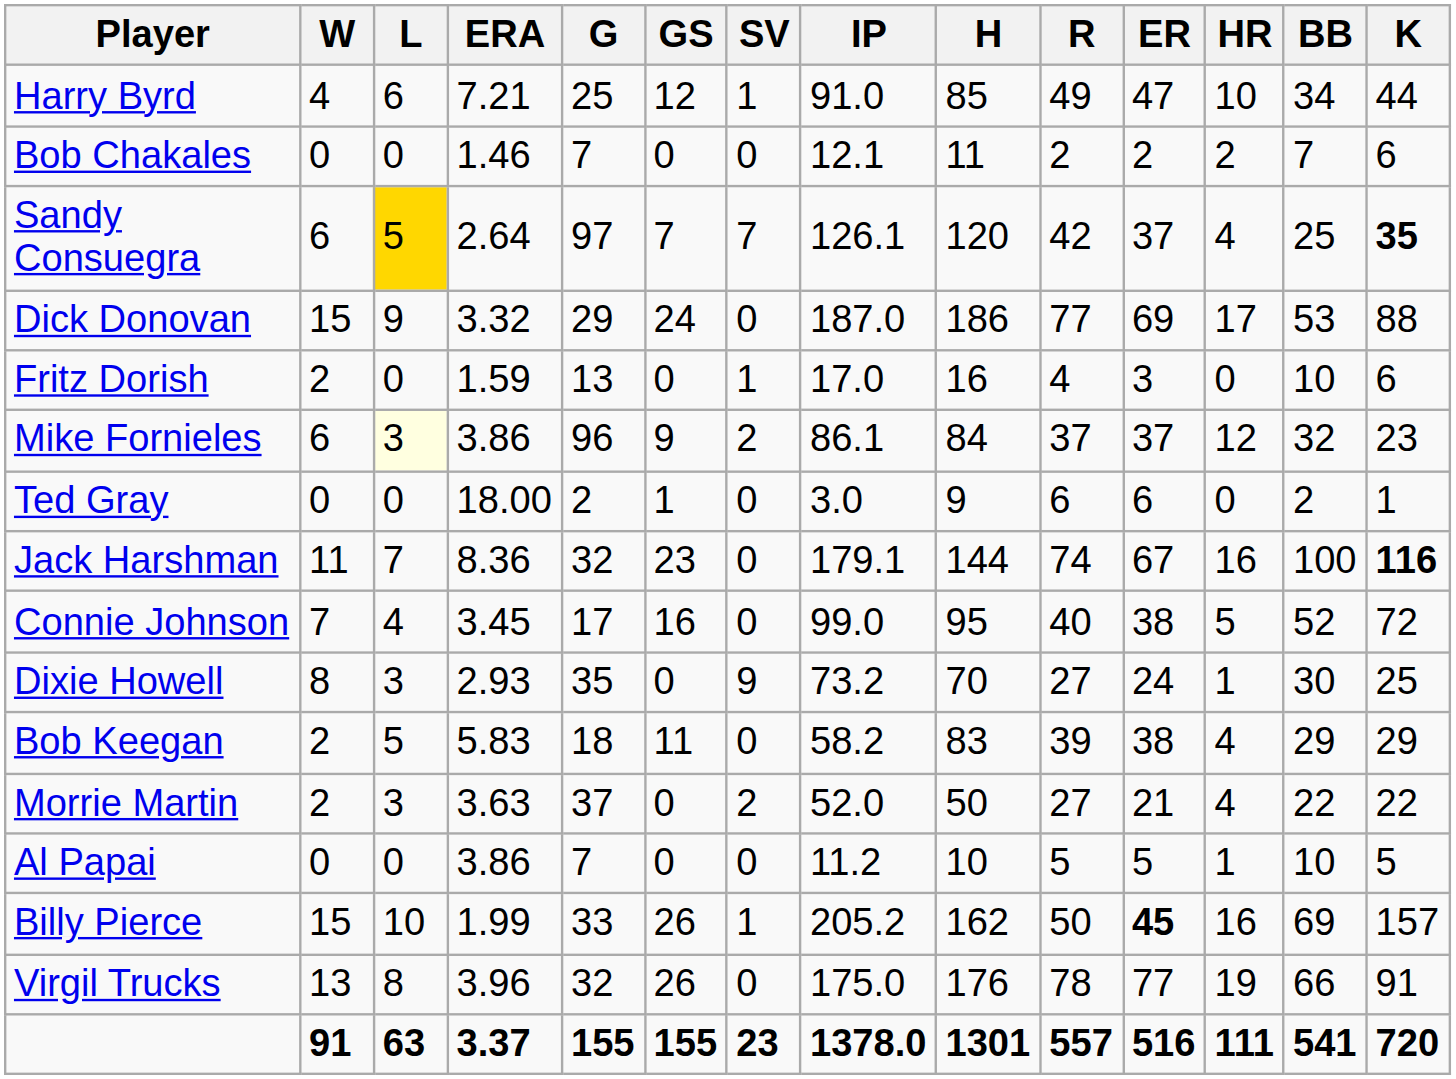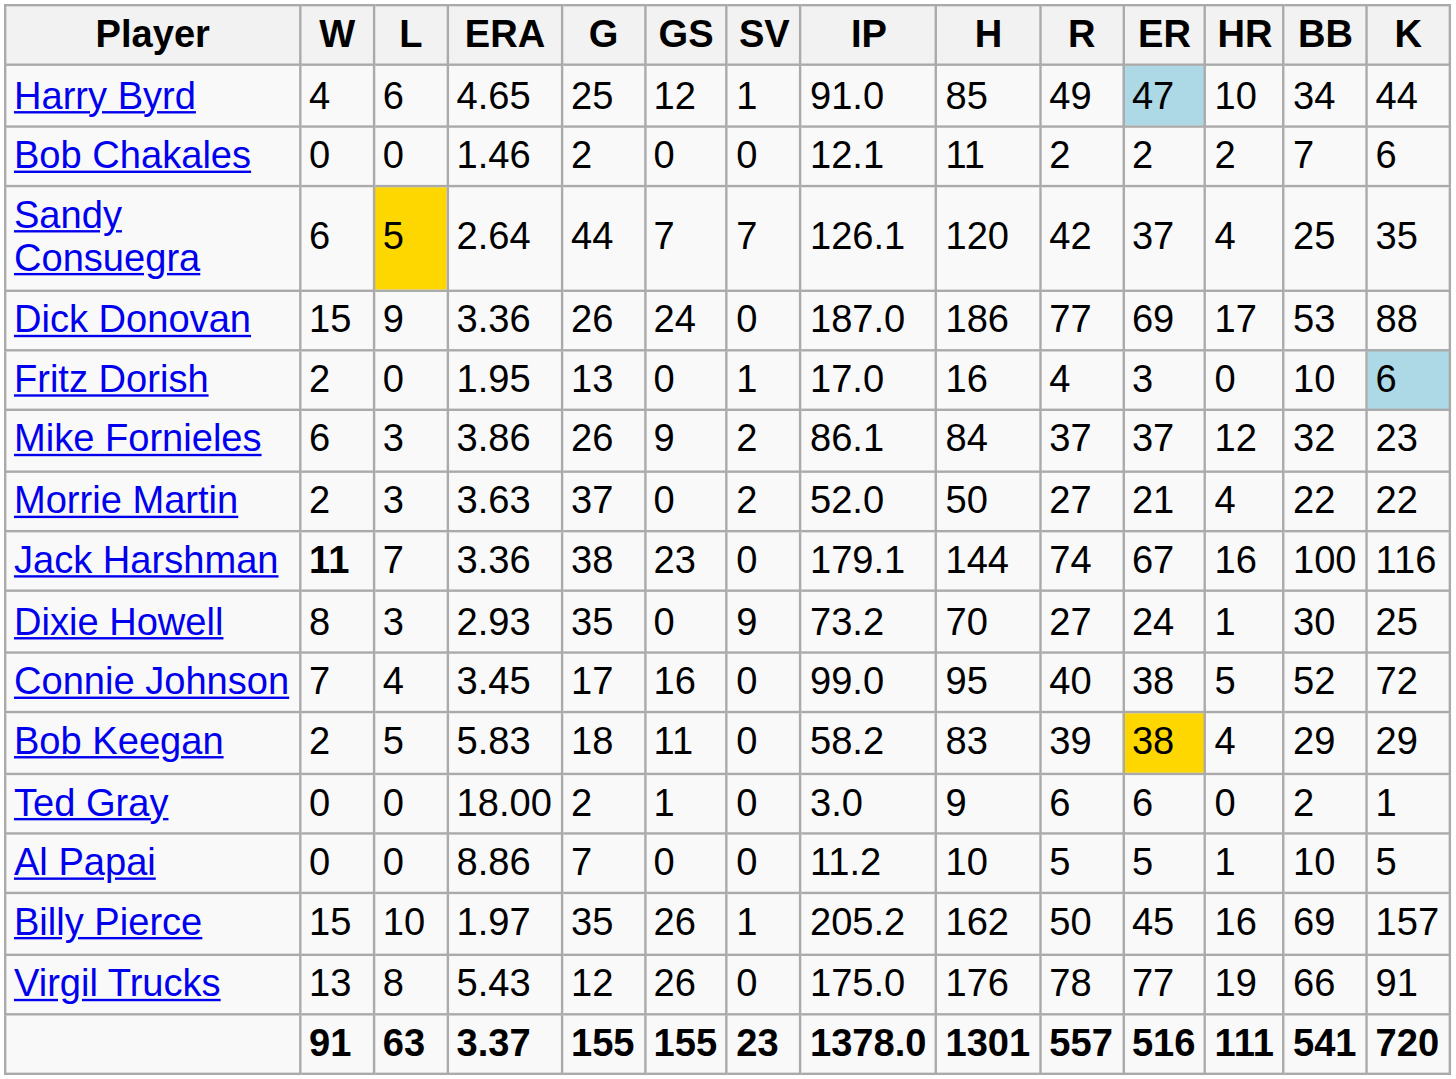(494, 95) 7.21 -> (494, 95) 4.65
(1153, 95) no background -> (1153, 95) lightblue background
(582, 155) 7 -> (582, 155) 2
(592, 237) 97 -> (592, 237) 44
(1397, 237) bold -> (1397, 237) normal
(494, 319) 3.32 -> (494, 319) 3.36
(592, 319) 29 -> (592, 319) 26
(494, 379) 1.59 -> (494, 379) 1.95
(1386, 379) no background -> (1386, 379) lightblue background
(393, 439) lightyellow background -> (393, 439) no background
(592, 439) 96 -> (592, 439) 26
rows swapped: (91, 500) <-> (126, 802)
(329, 560) normal -> (329, 560) bold
(494, 560) 8.36 -> (494, 560) 3.36
(592, 560) 32 -> (592, 560) 38
(1406, 560) bold -> (1406, 560) normal
rows swapped: (119, 681) <-> (152, 621)
(1153, 741) no background -> (1153, 741) gold background
(494, 862) 3.86 -> (494, 862) 8.86
(494, 923) 1.99 -> (494, 923) 1.97
(592, 923) 33 -> (592, 923) 35
(1153, 923) bold -> (1153, 923) normal
(494, 983) 3.96 -> (494, 983) 5.43
(592, 983) 32 -> (592, 983) 12
